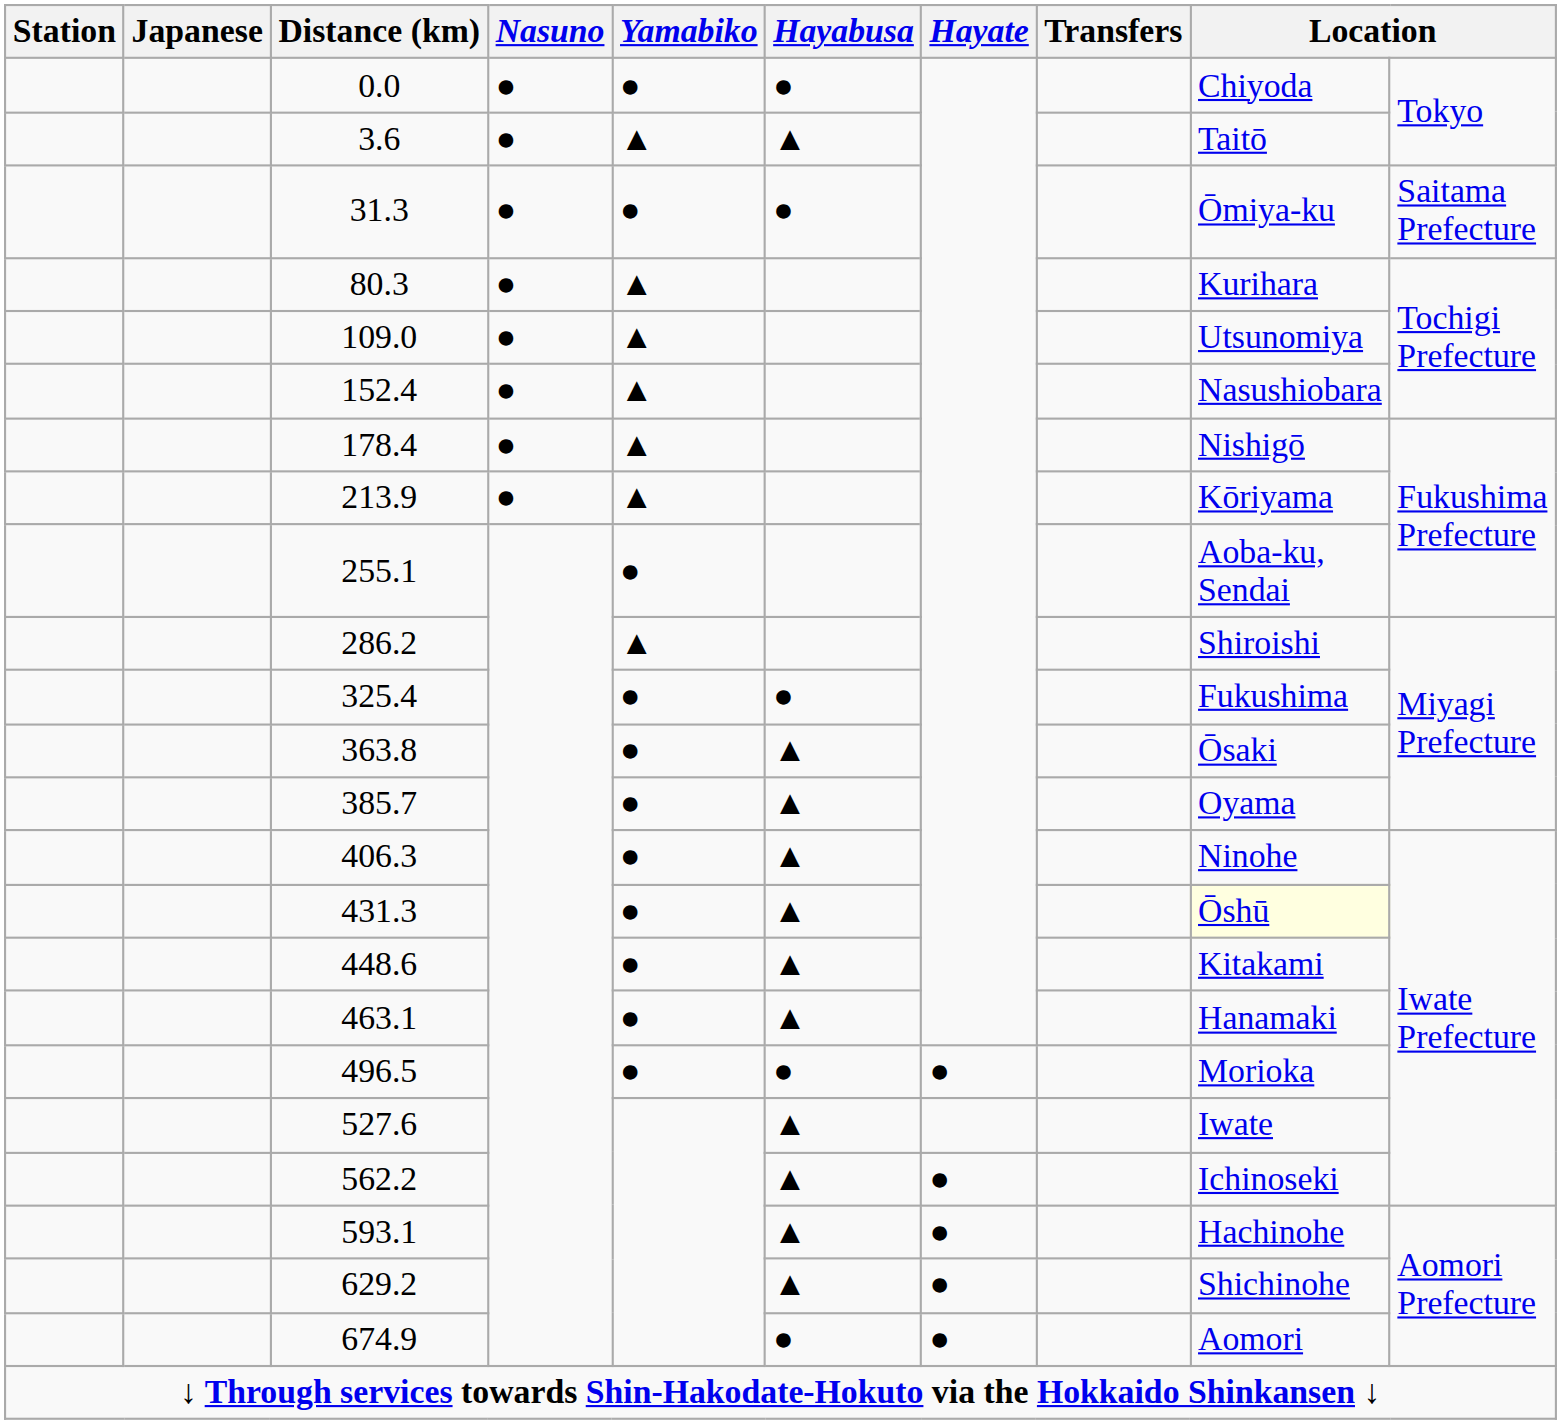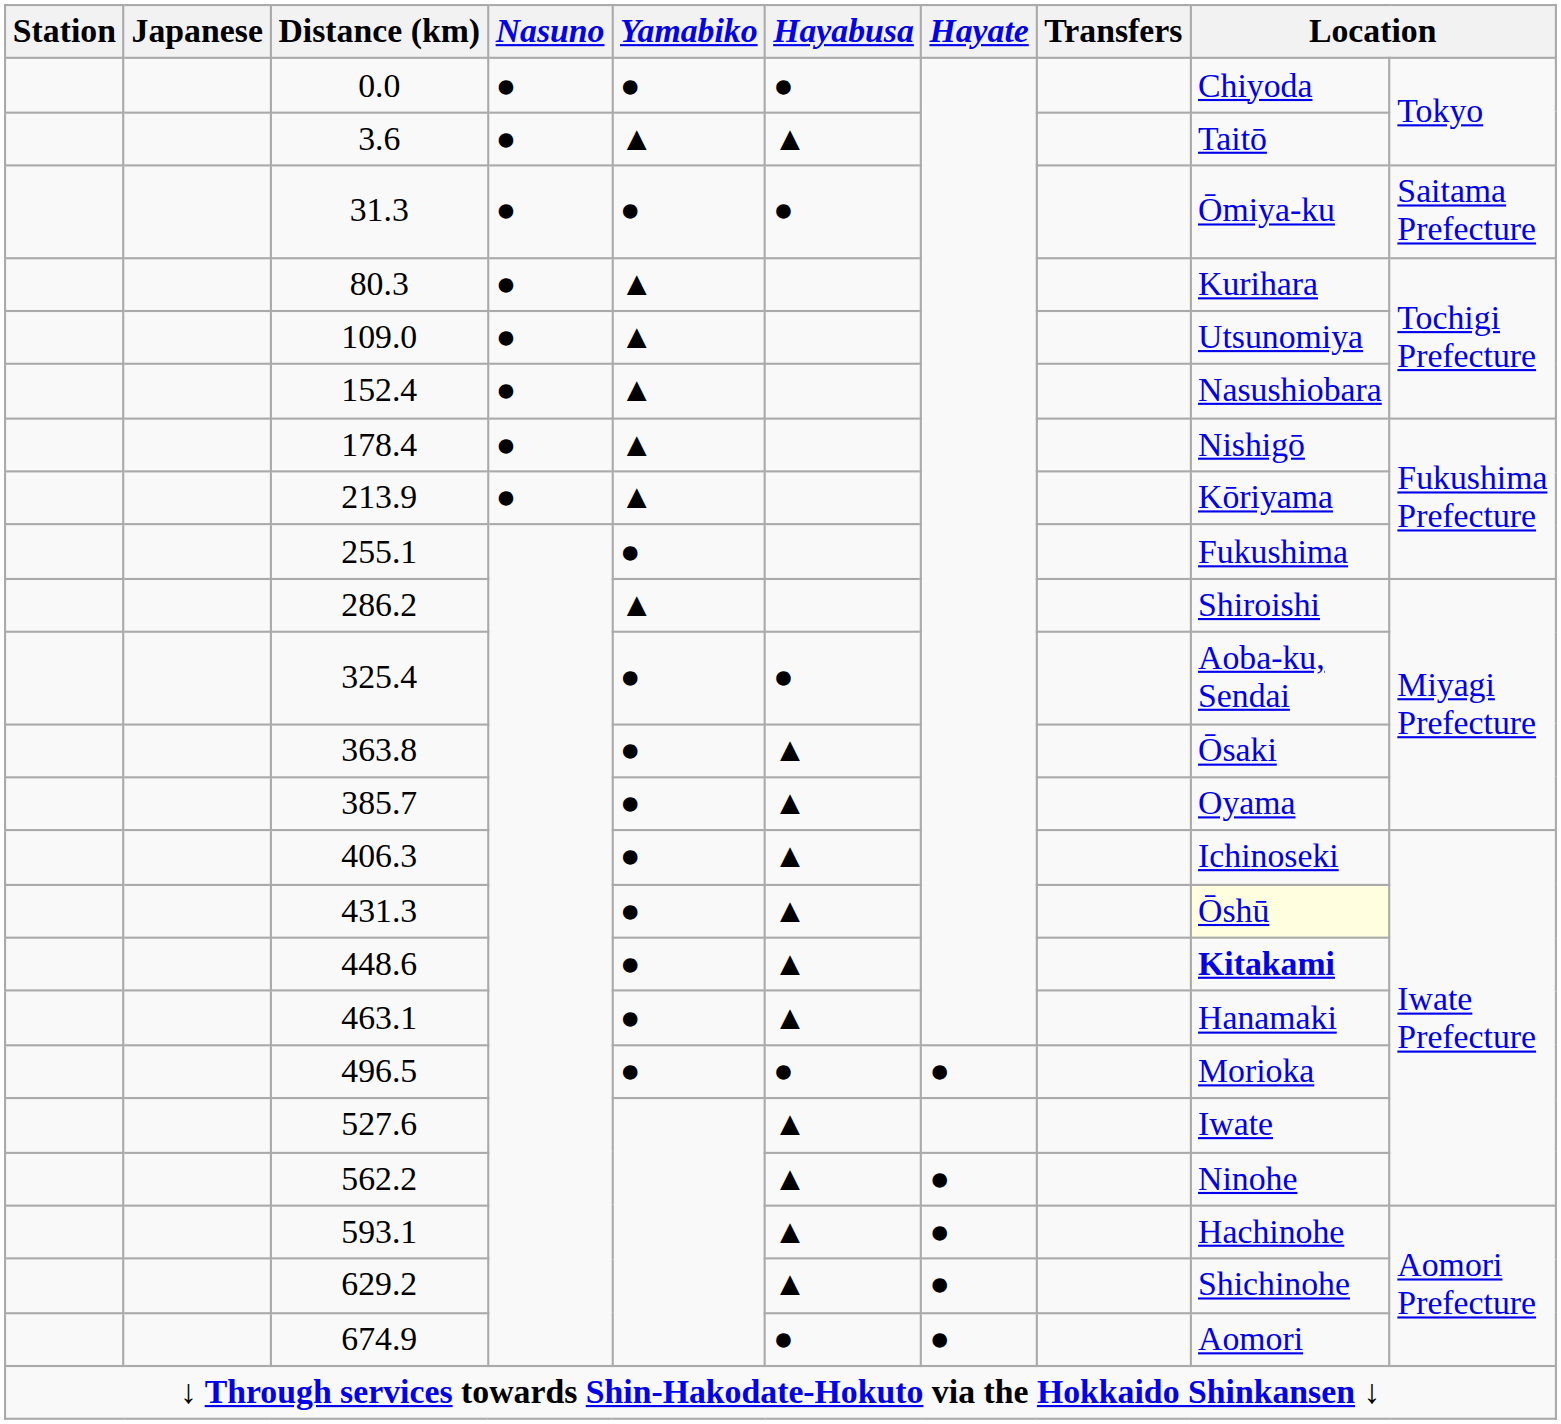(1261, 570) Aoba-ku, Sendai -> (1273, 551) Fukushima
(1273, 696) Fukushima -> (1261, 677) Aoba-ku, Sendai
(1248, 856) Ninohe -> (1268, 856) Ichinoseki
(1261, 963) normal -> (1266, 963) bold
(1268, 1178) Ichinoseki -> (1248, 1178) Ninohe
